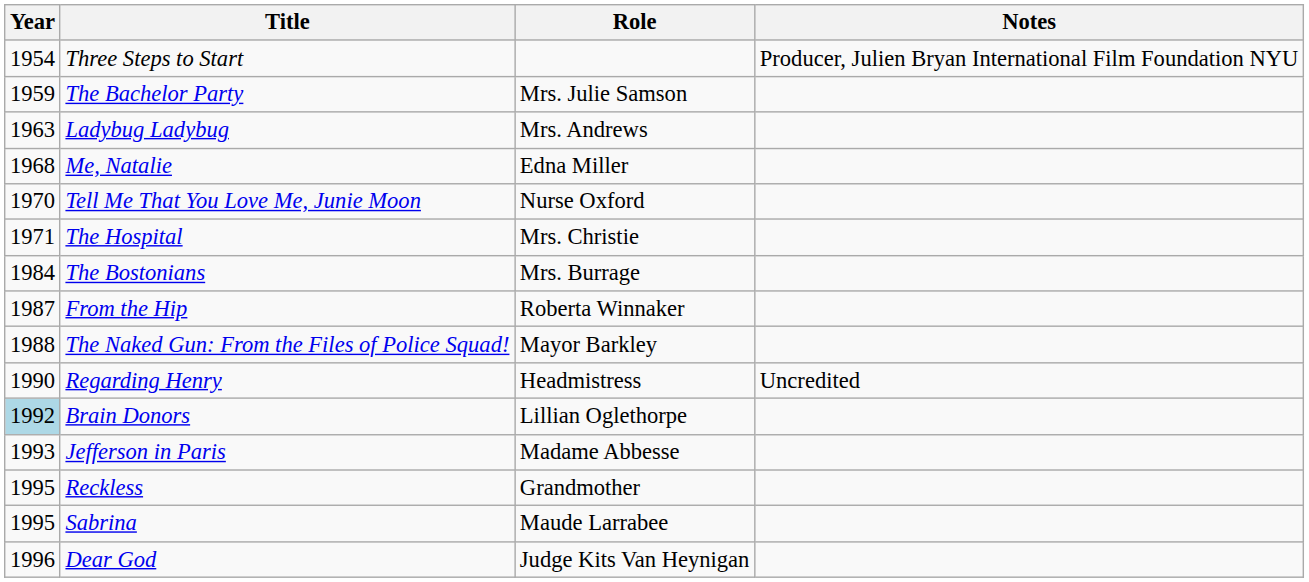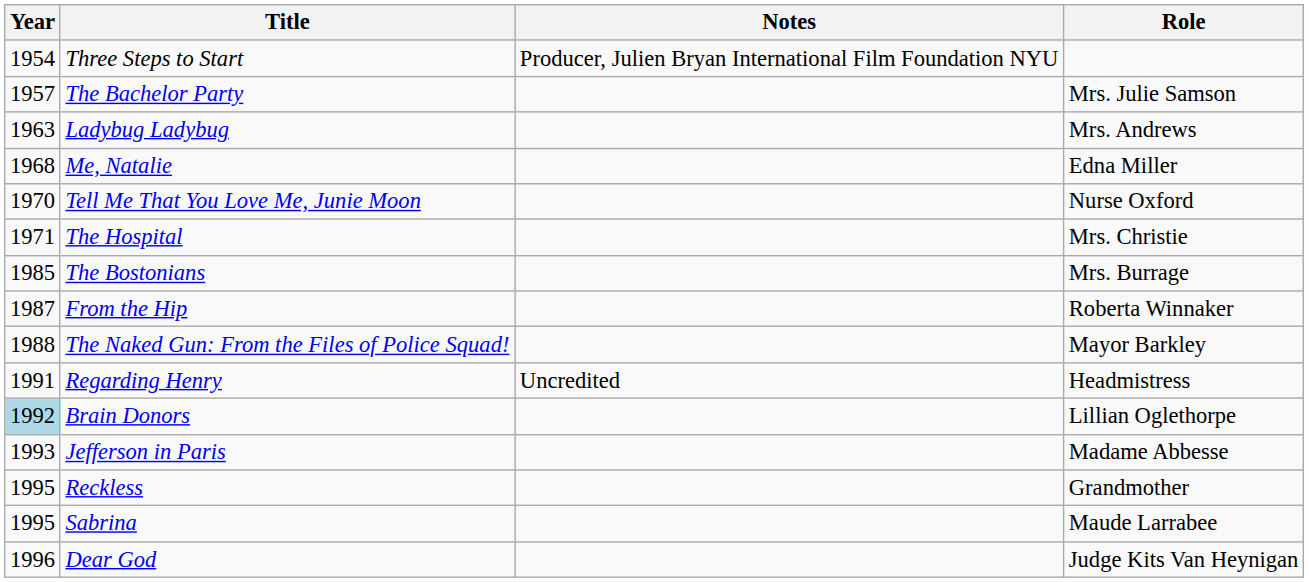columns swapped: (635, 22) <-> (1029, 22)
(32, 93) 1959 -> (32, 93) 1957
(32, 272) 1984 -> (32, 272) 1985
(32, 380) 1990 -> (32, 380) 1991
